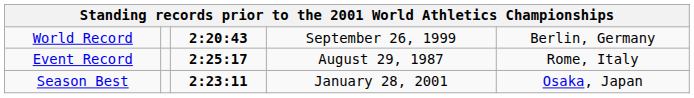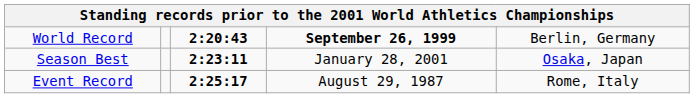(381, 38) normal -> (381, 38) bold
rows swapped: (83, 60) <-> (83, 82)
